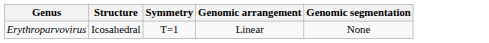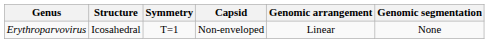+ column: (231, 13)
